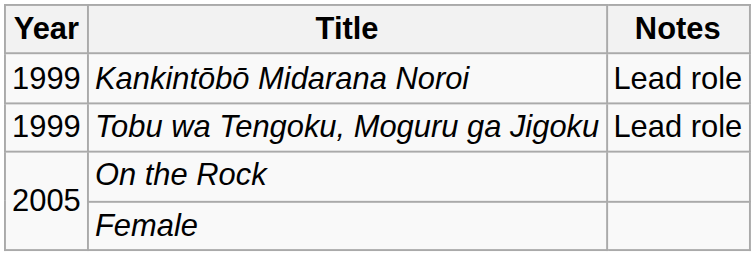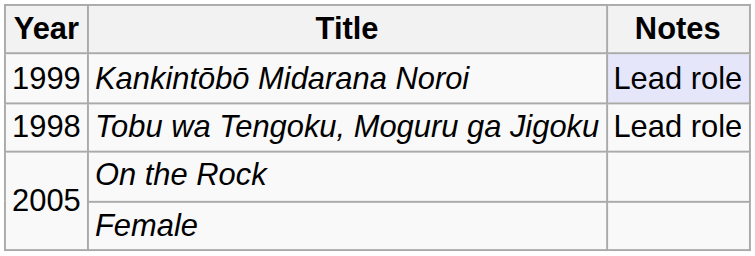(678, 77) no background -> (678, 77) lavender background
(46, 126) 1999 -> (46, 126) 1998
